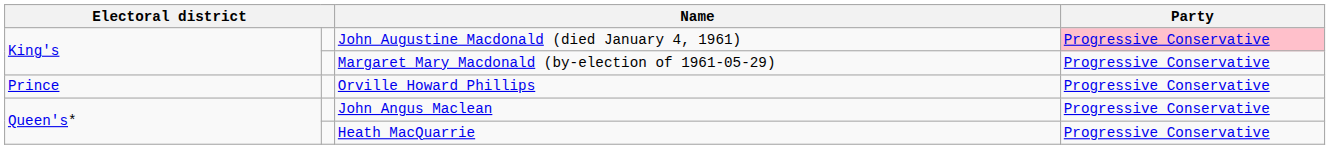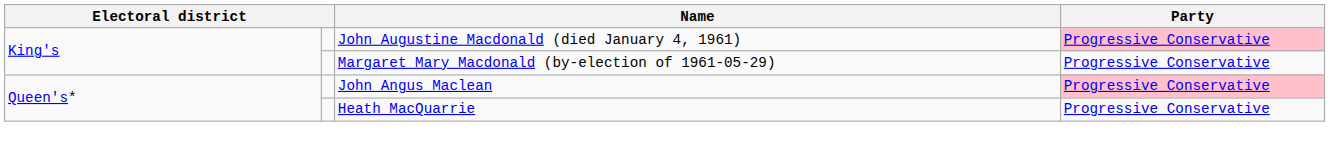- row: (437, 86)
(1167, 109) no background -> (1167, 86) pink background
